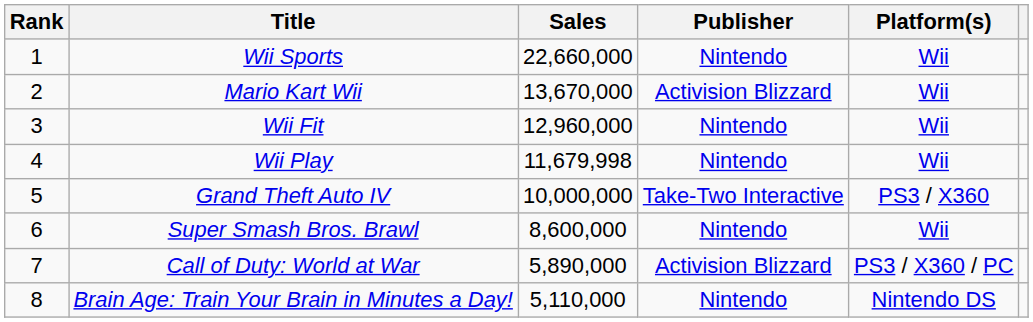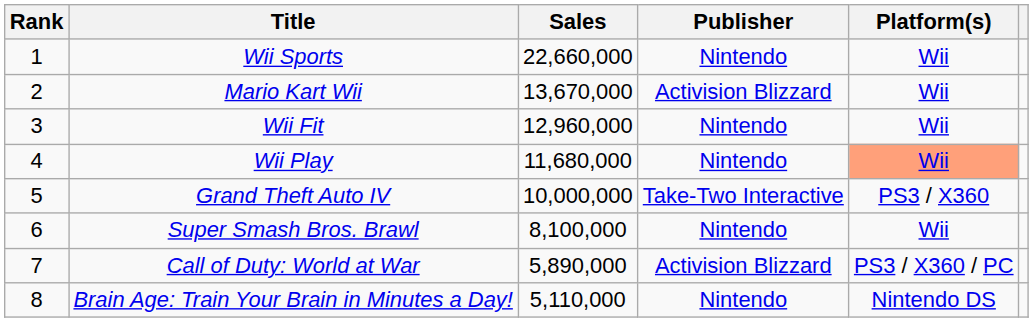(578, 160) 11,679,998 -> (578, 160) 11,680,000
(934, 160) no background -> (934, 160) lightsalmon background
(578, 230) 8,600,000 -> (578, 230) 8,100,000
